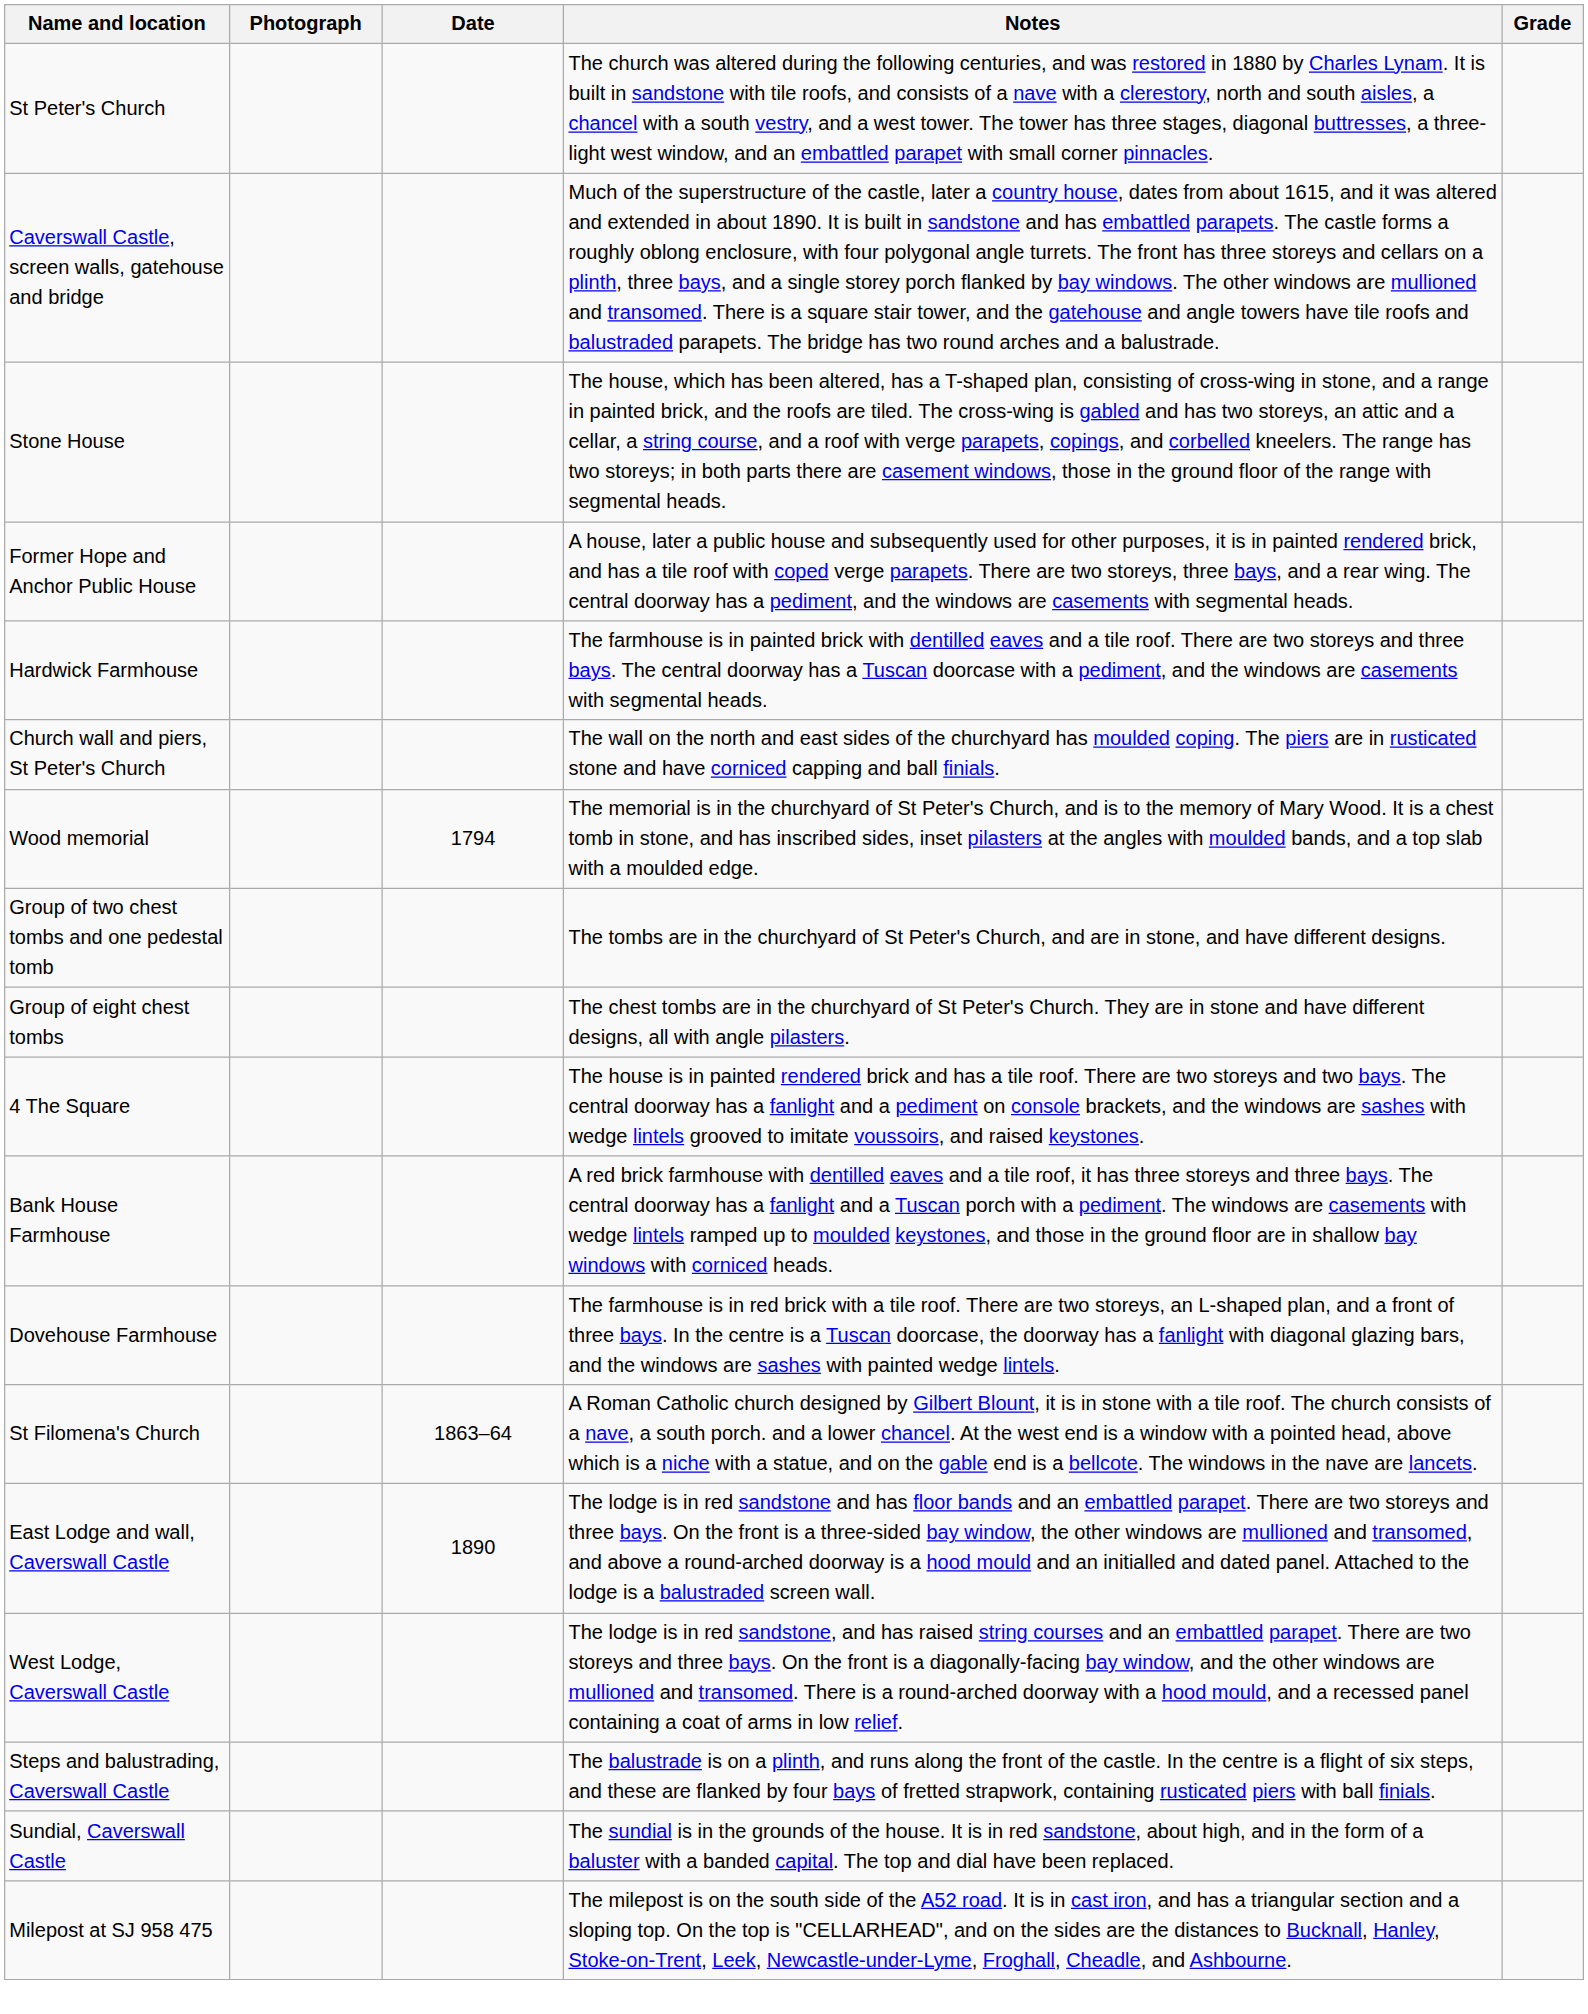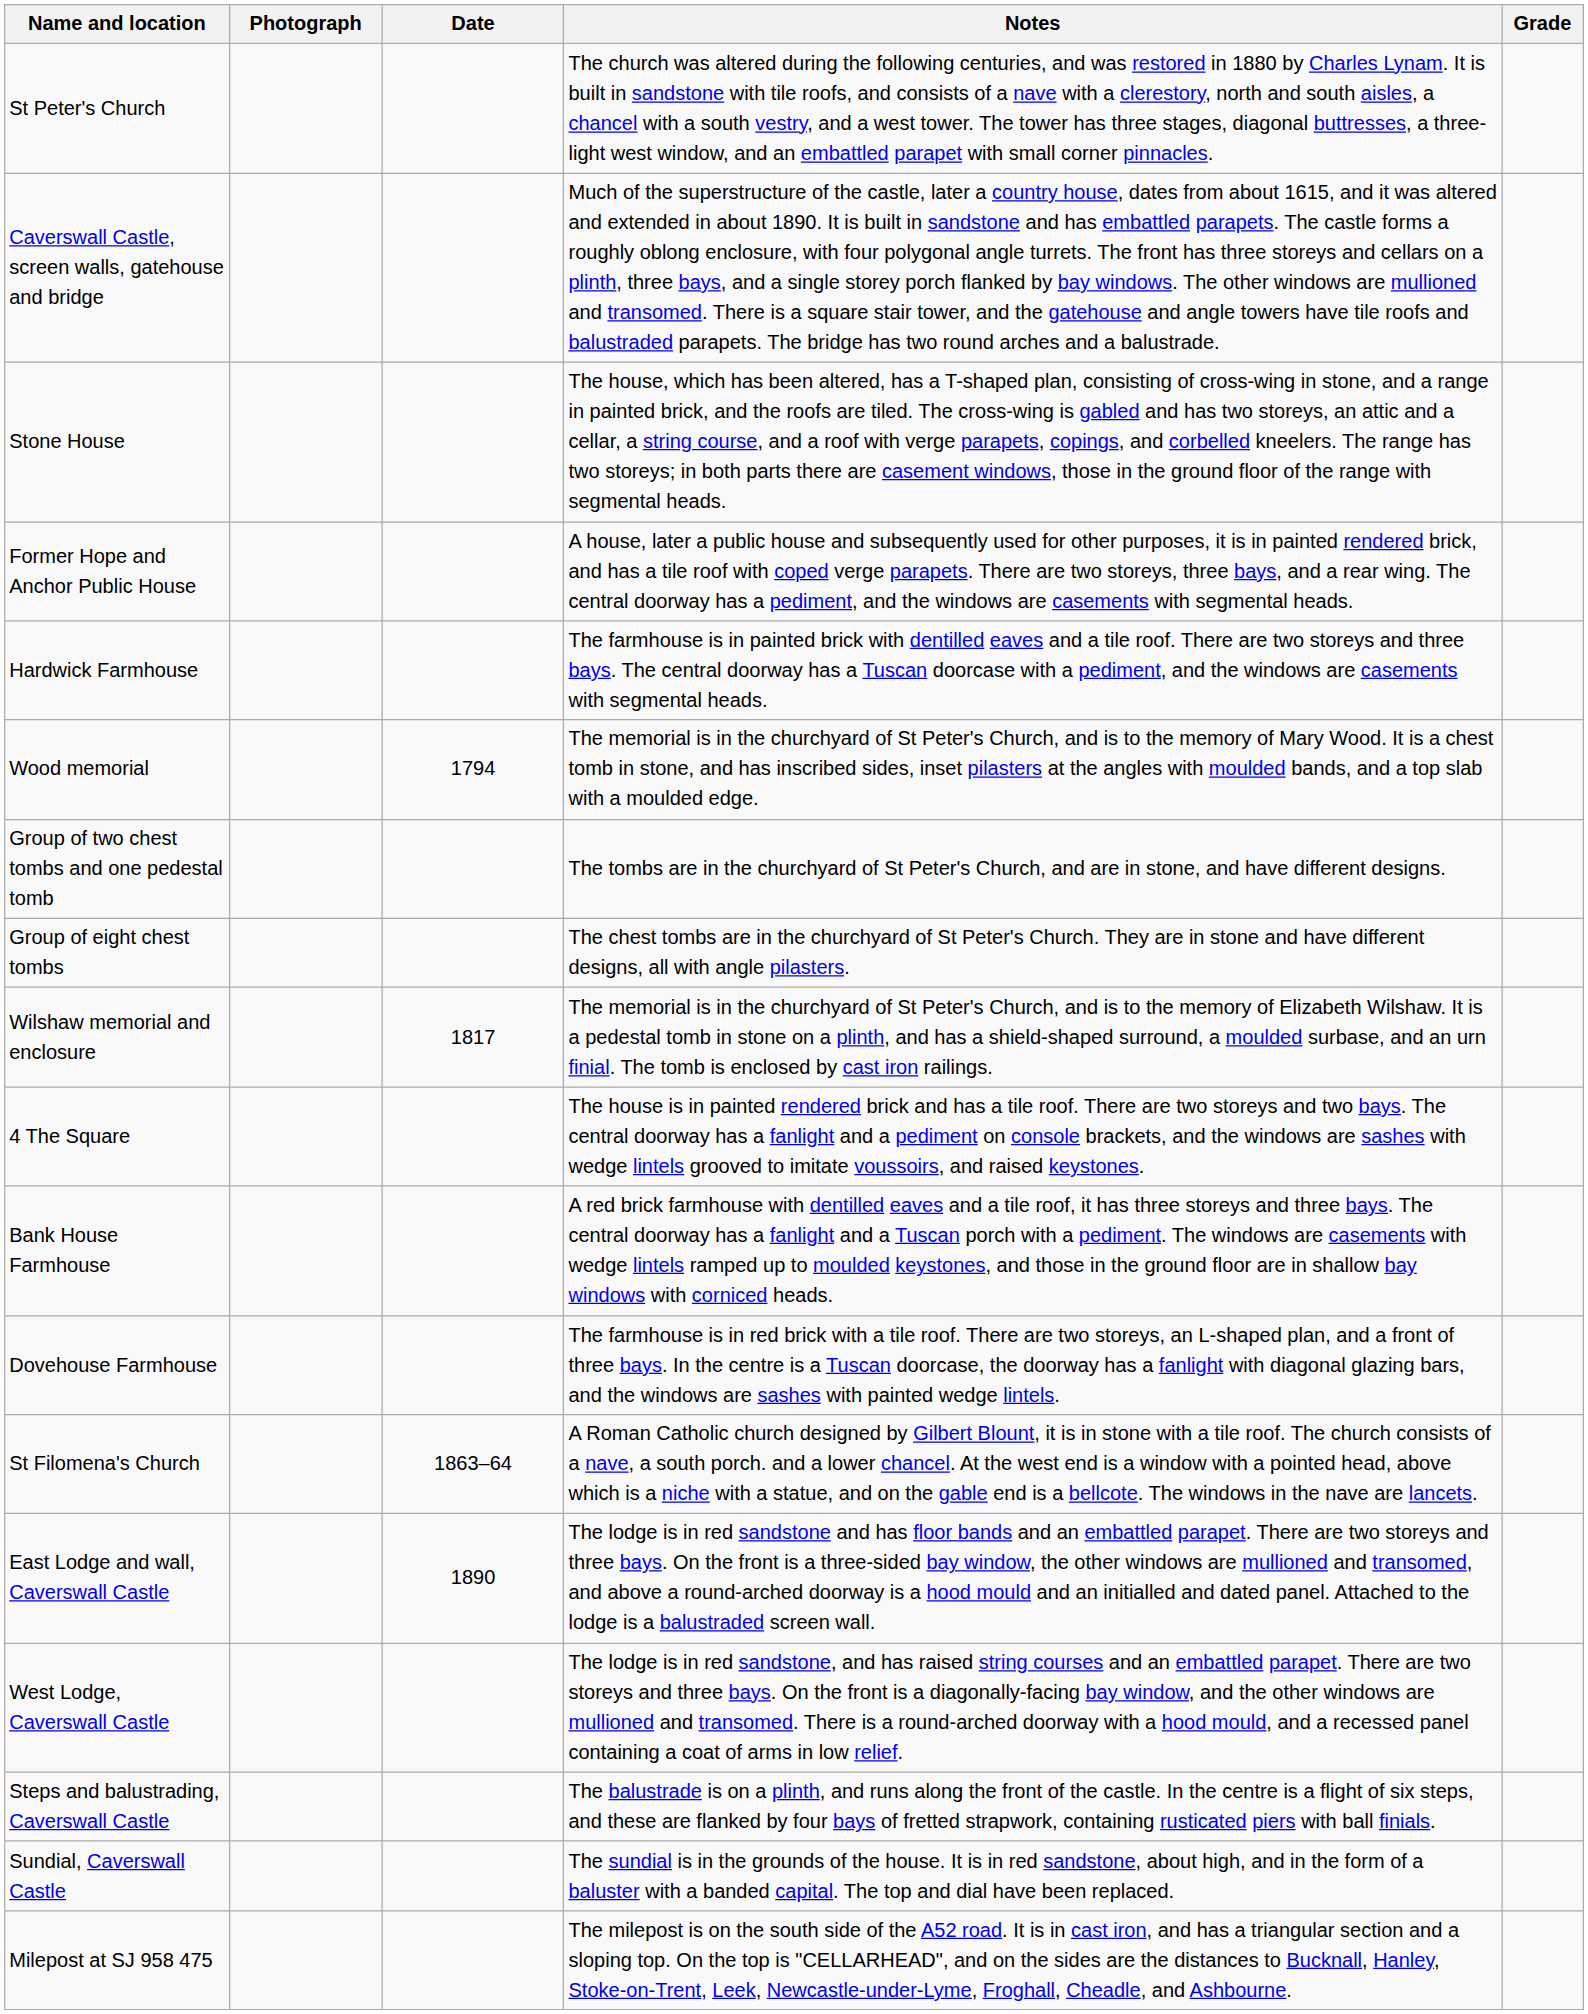- row: (108, 754)
+ row: (110, 1037)
